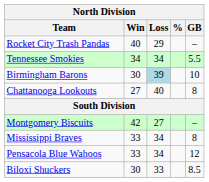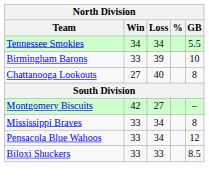- row: (58, 43)
(135, 75) 30 -> (135, 59) 33
(159, 75) lightblue background -> (159, 59) no background
(135, 169) 30 -> (135, 153) 33
